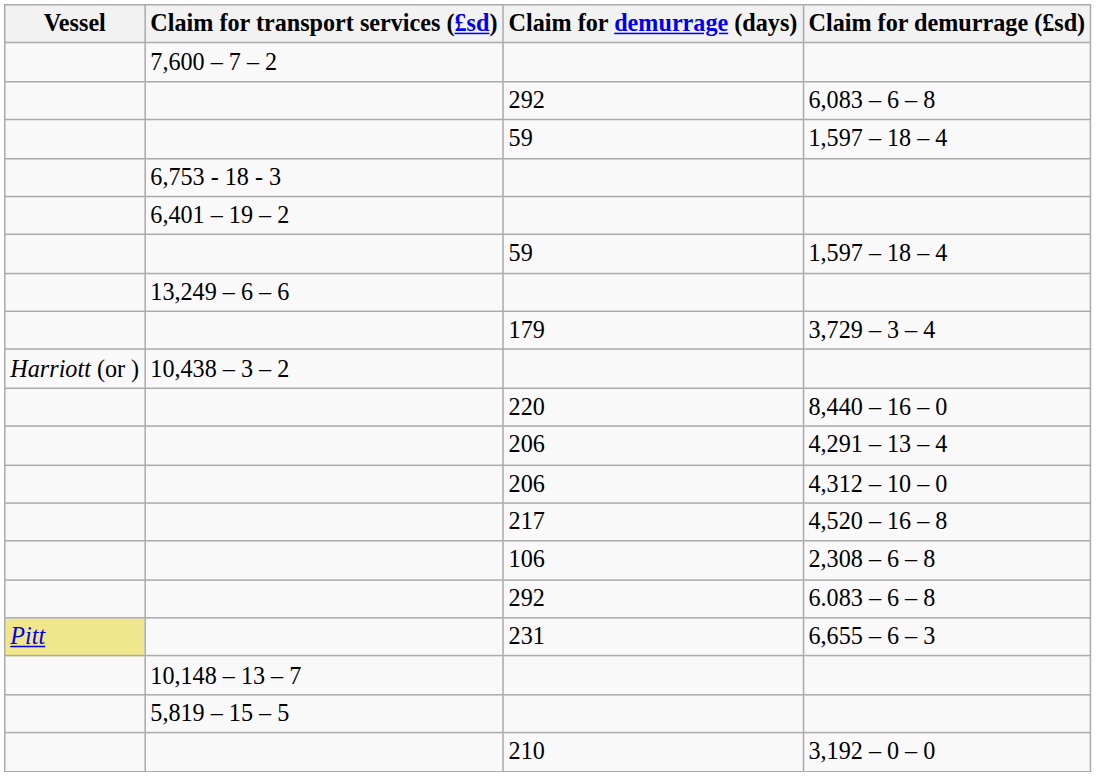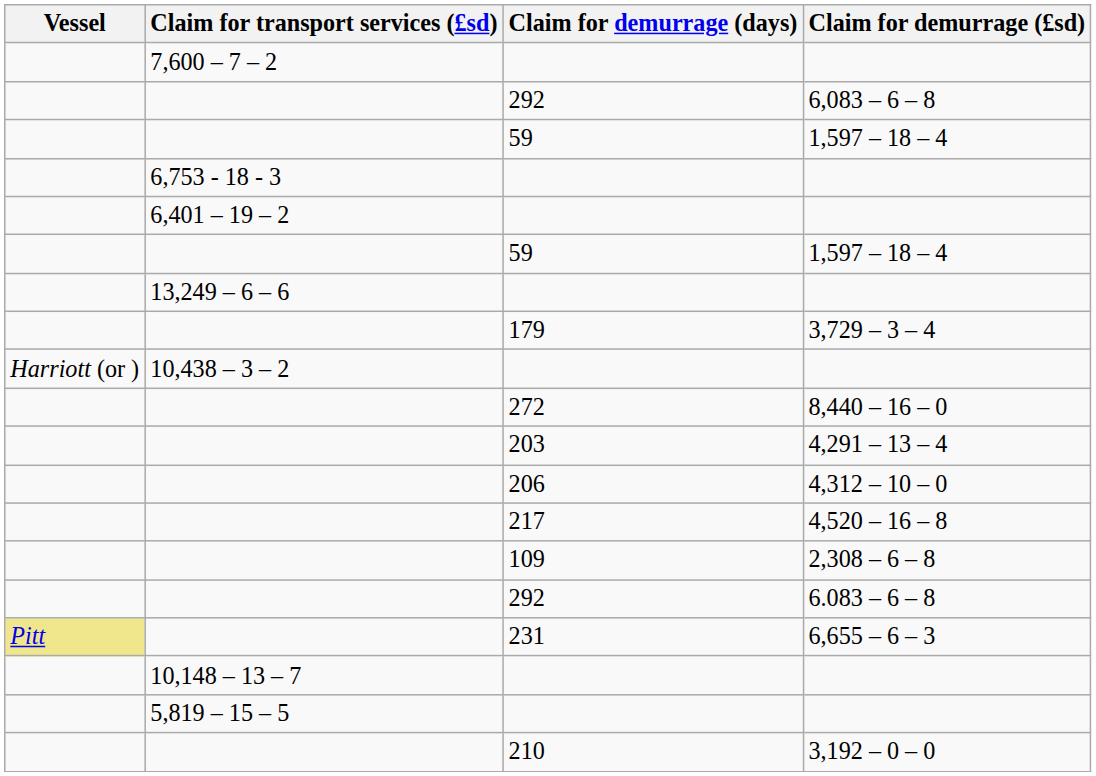(527, 406) 220 -> (527, 406) 272
(527, 445) 206 -> (527, 445) 203
(527, 560) 106 -> (527, 560) 109
